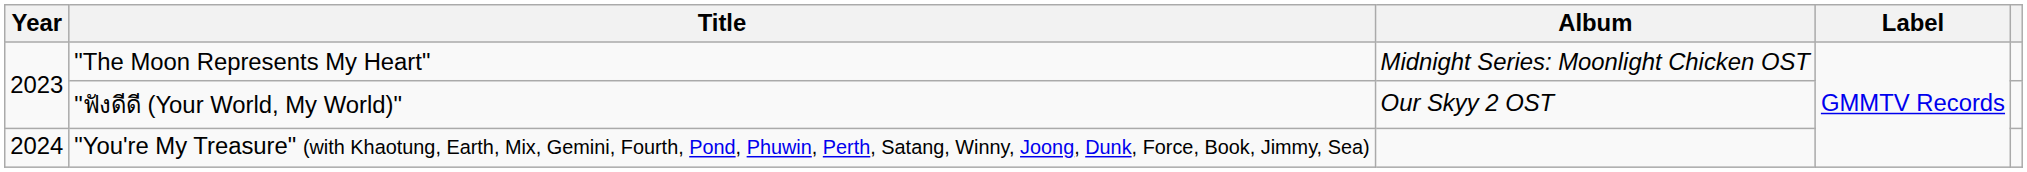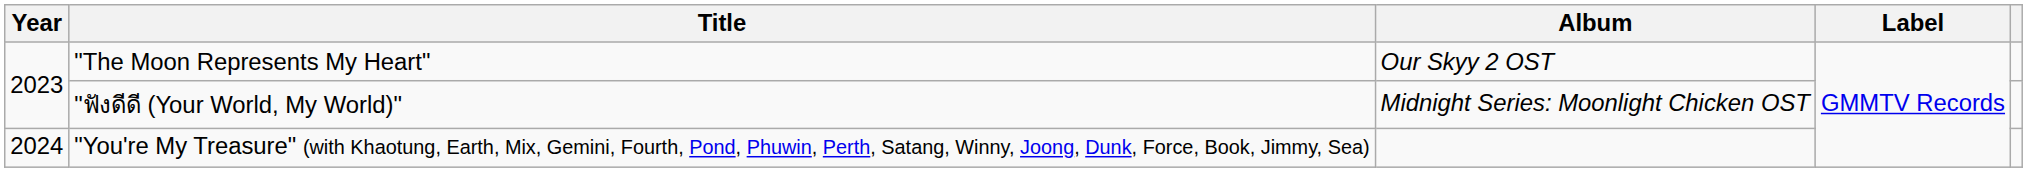(1595, 61) Midnight Series: Moonlight Chicken OST -> (1467, 61) Our Skyy 2 OST
(1467, 104) Our Skyy 2 OST -> (1595, 104) Midnight Series: Moonlight Chicken OST
